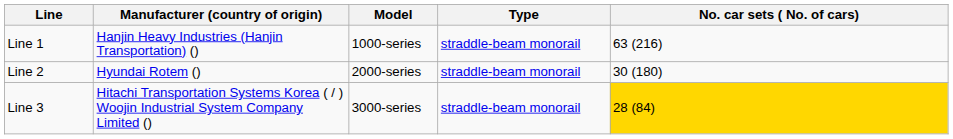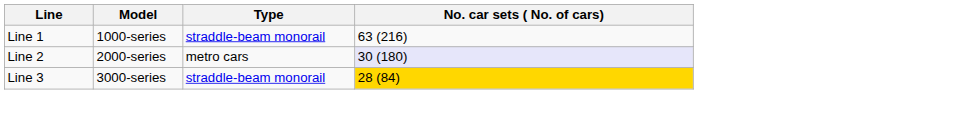- column: (221, 15)
(511, 72) straddle-beam monorail -> (217, 57) metro cars
(638, 72) no background -> (383, 57) lavender background
